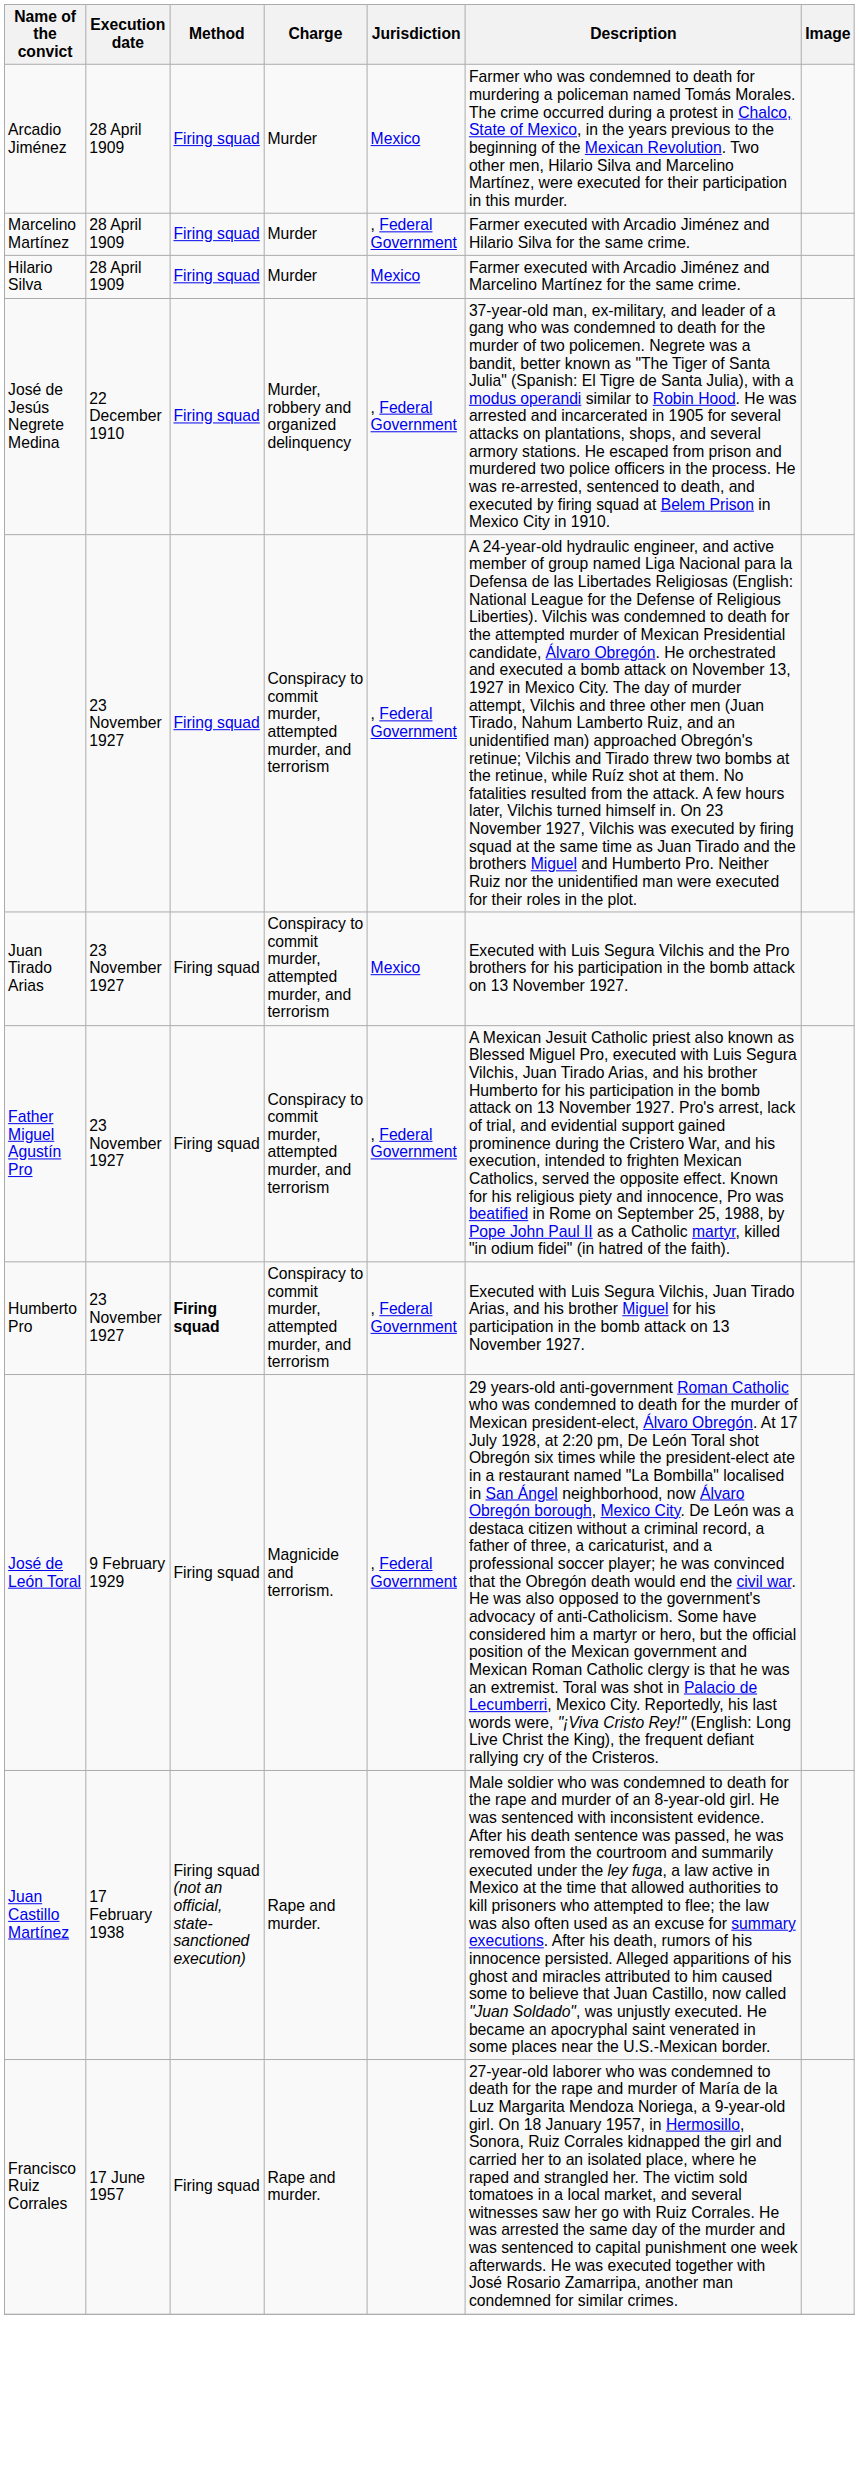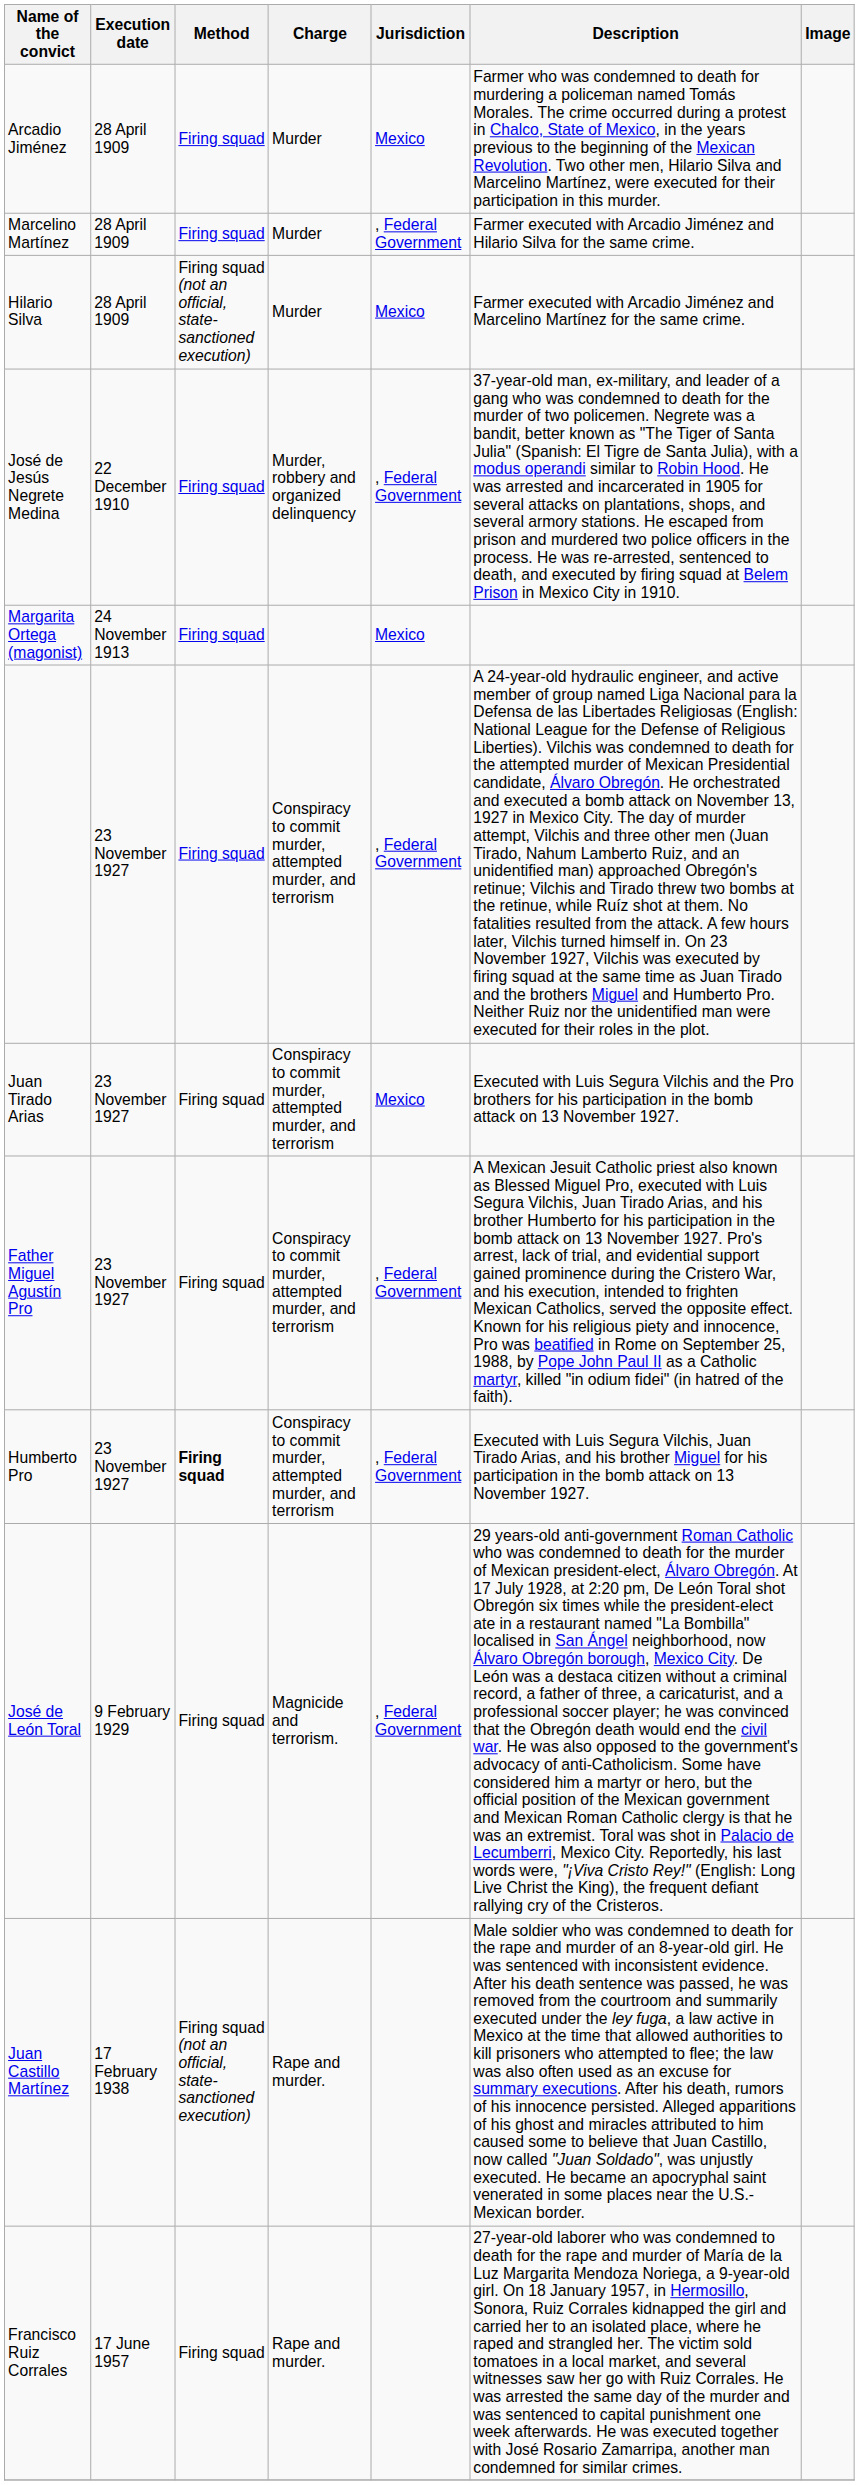(217, 276) Firing squad -> (222, 312) Firing squad (not an official, state-sanctioned execution)
+ row: (45, 635)
